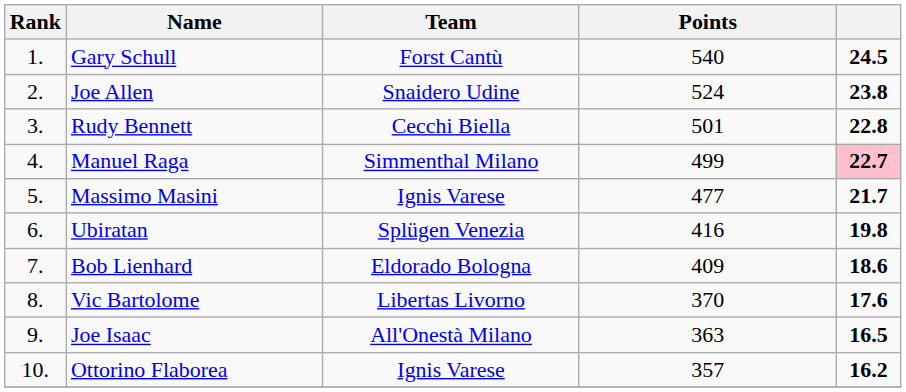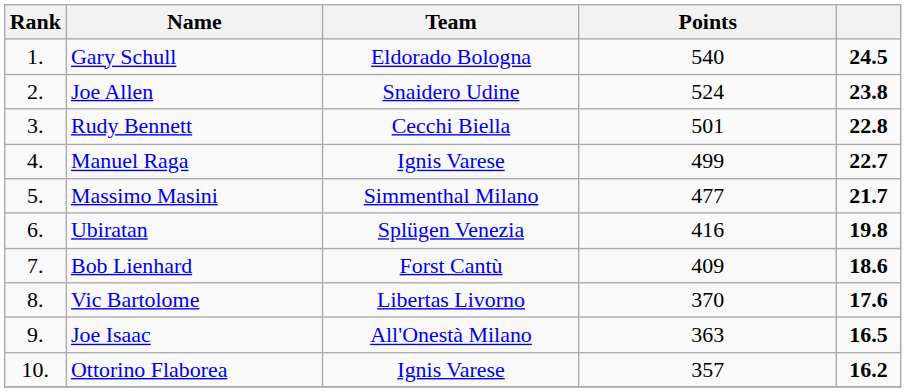(451, 56) Forst Cantù -> (451, 56) Eldorado Bologna
(451, 160) Simmenthal Milano -> (451, 160) Ignis Varese
(869, 160) pink background -> (869, 160) no background
(451, 195) Ignis Varese -> (451, 195) Simmenthal Milano
(451, 265) Eldorado Bologna -> (451, 265) Forst Cantù
